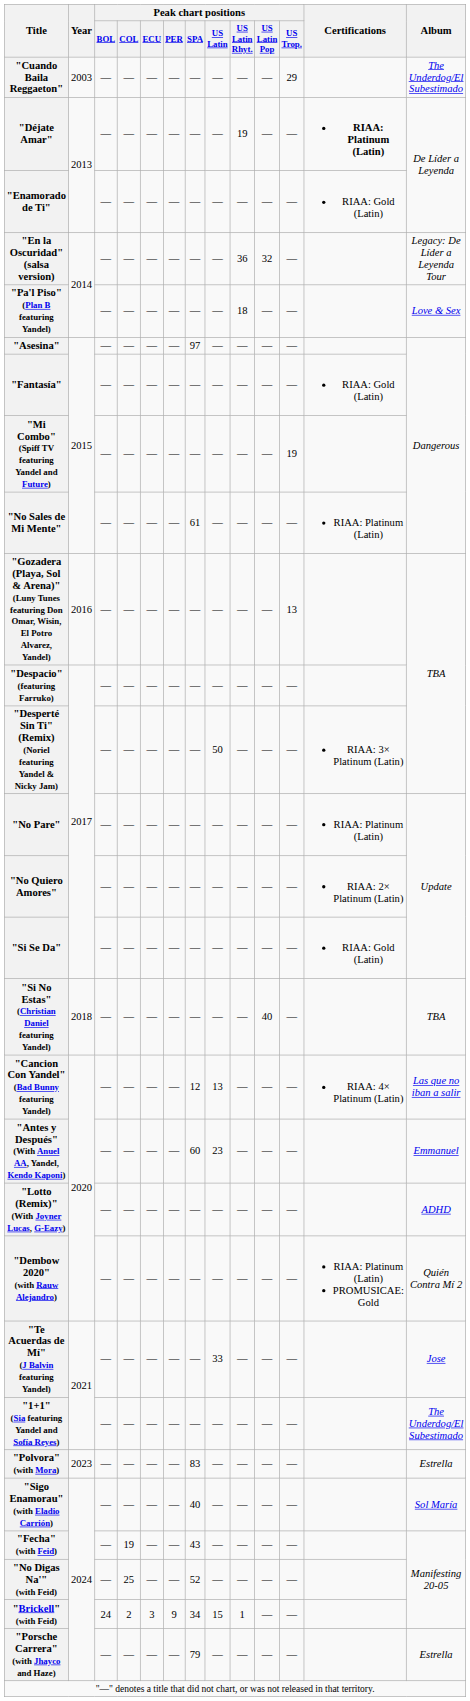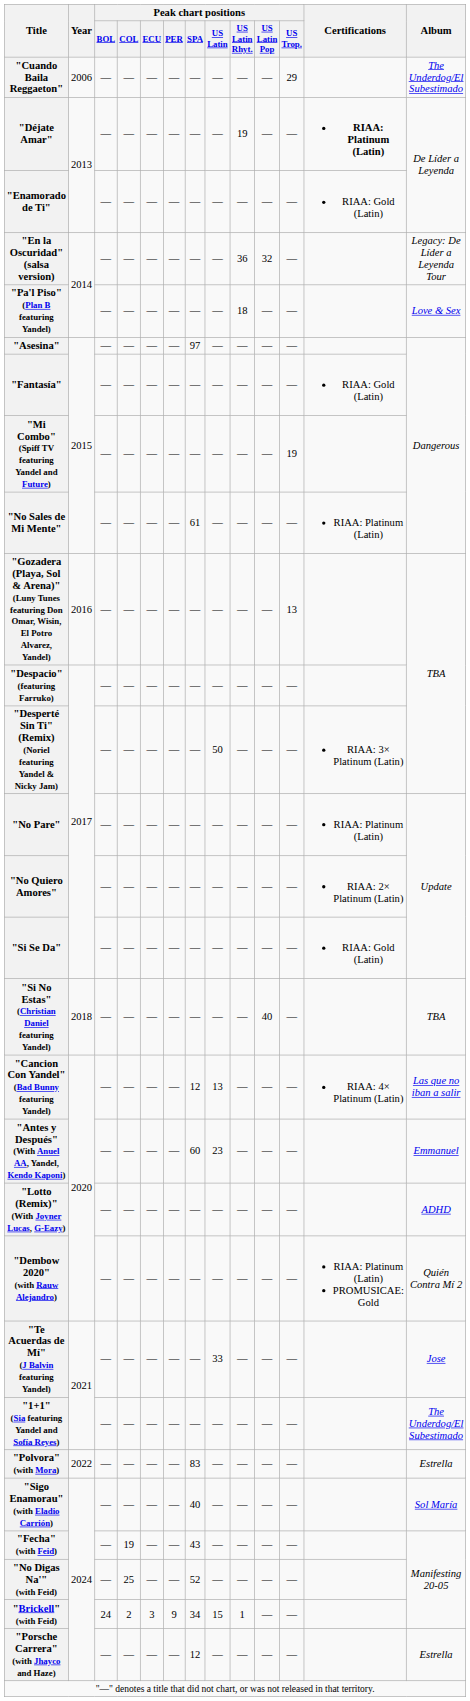(81, 77) 2003 -> (81, 77) 2006
(81, 1464) 2023 -> (81, 1464) 2022
(195, 1654) 79 -> (195, 1654) 12
